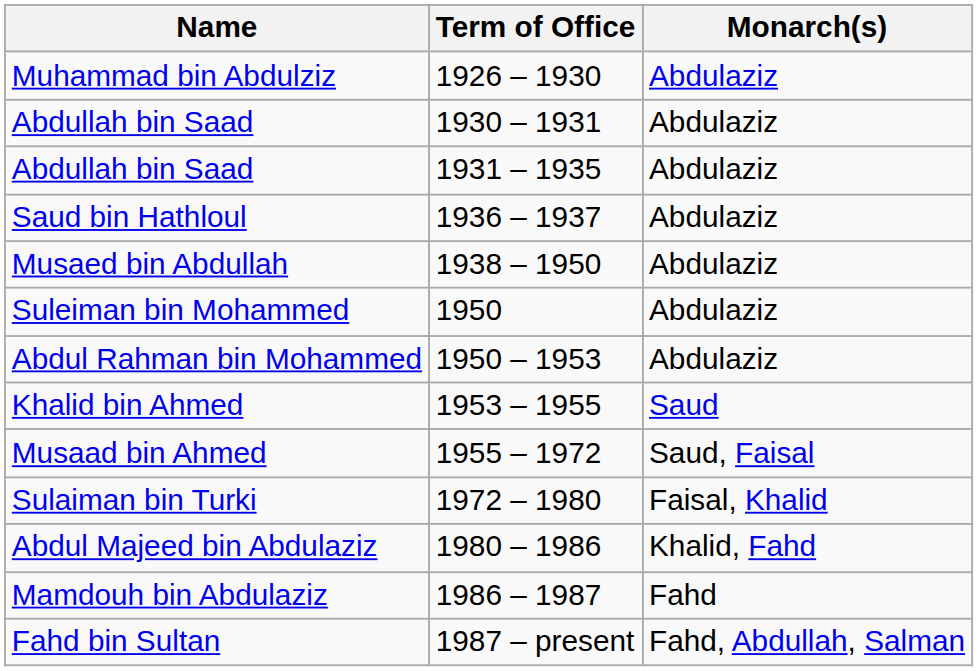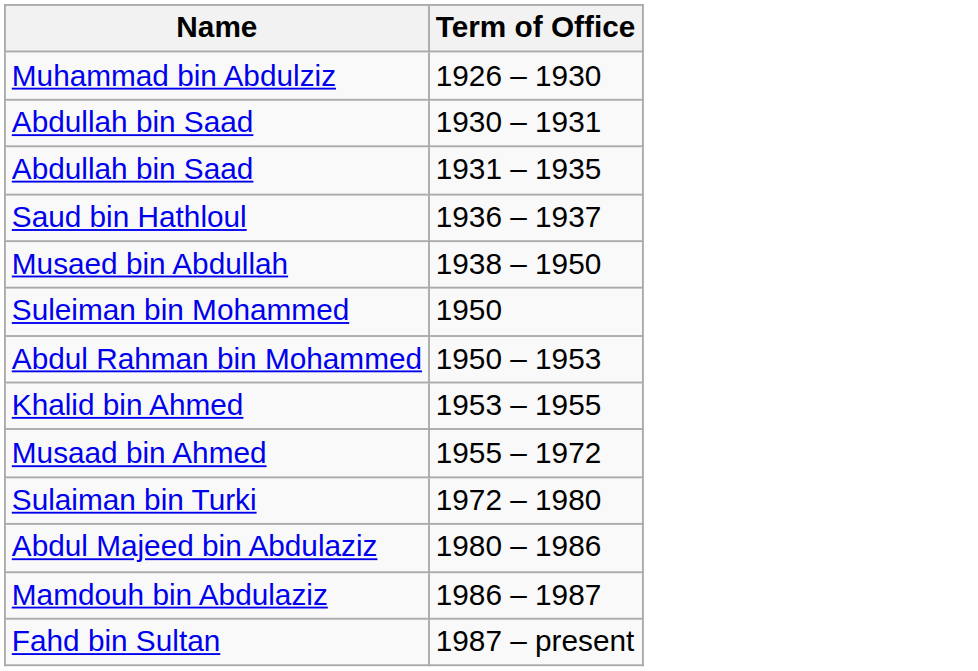- column: (807, 28)
